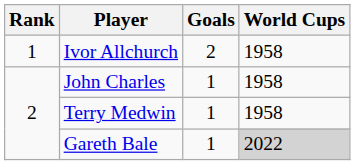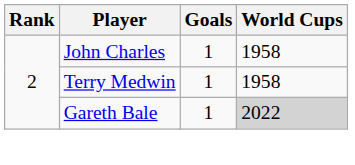- row: (121, 50)
